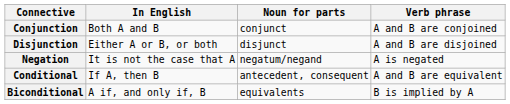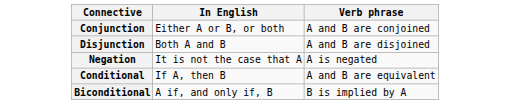- column: (304, 12)
(124, 28) Both A and B -> (220, 28) Either A or B, or both
(153, 44) Either A or B, or both -> (190, 44) Both A and B
